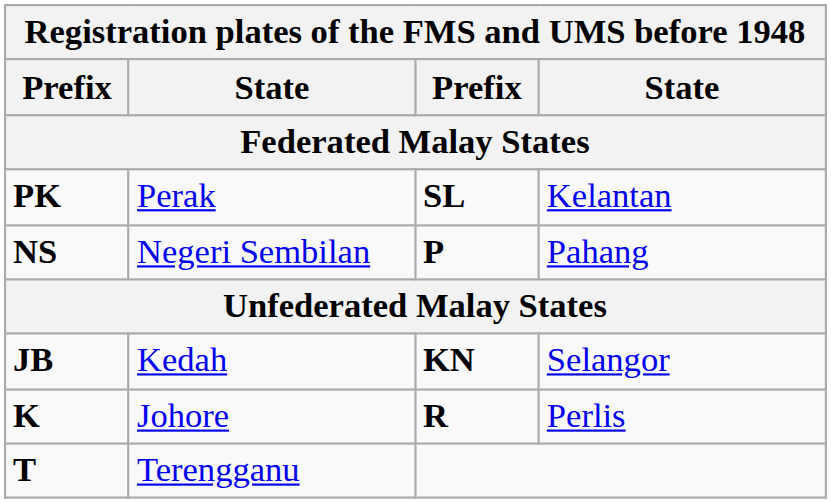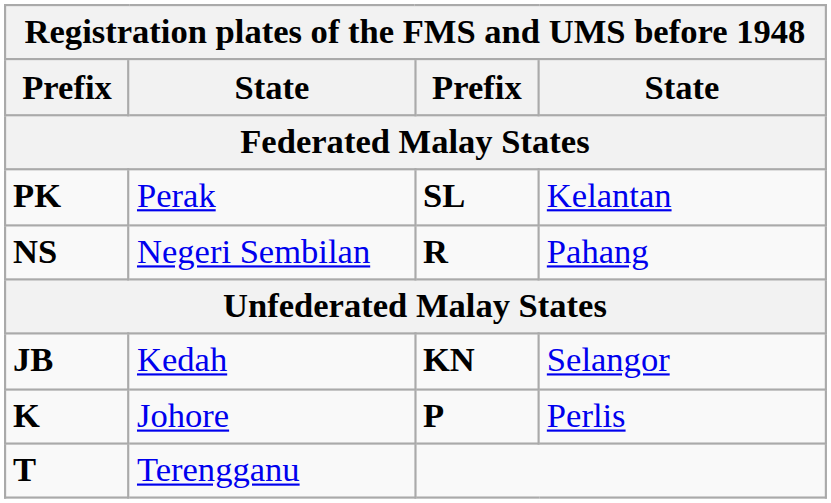(433, 251) P -> (435, 251) R
(435, 415) R -> (433, 415) P
